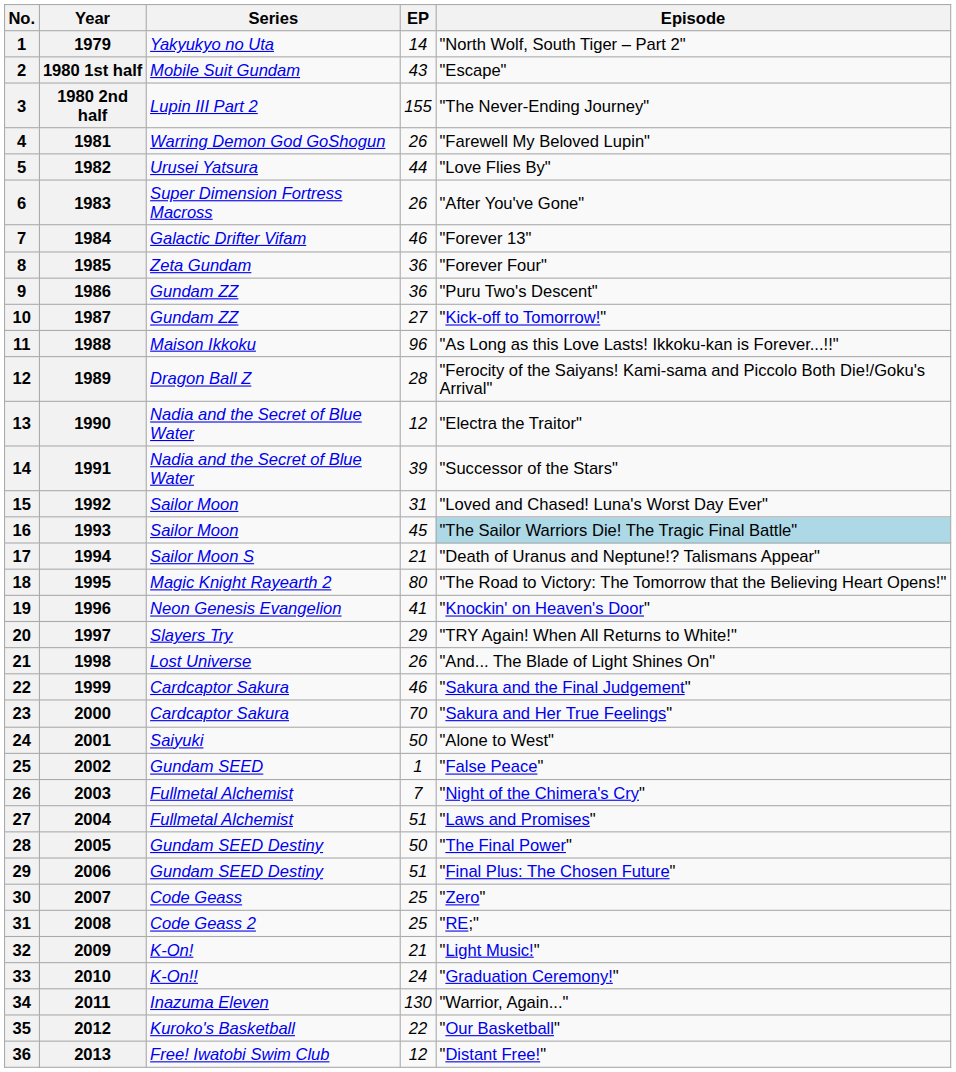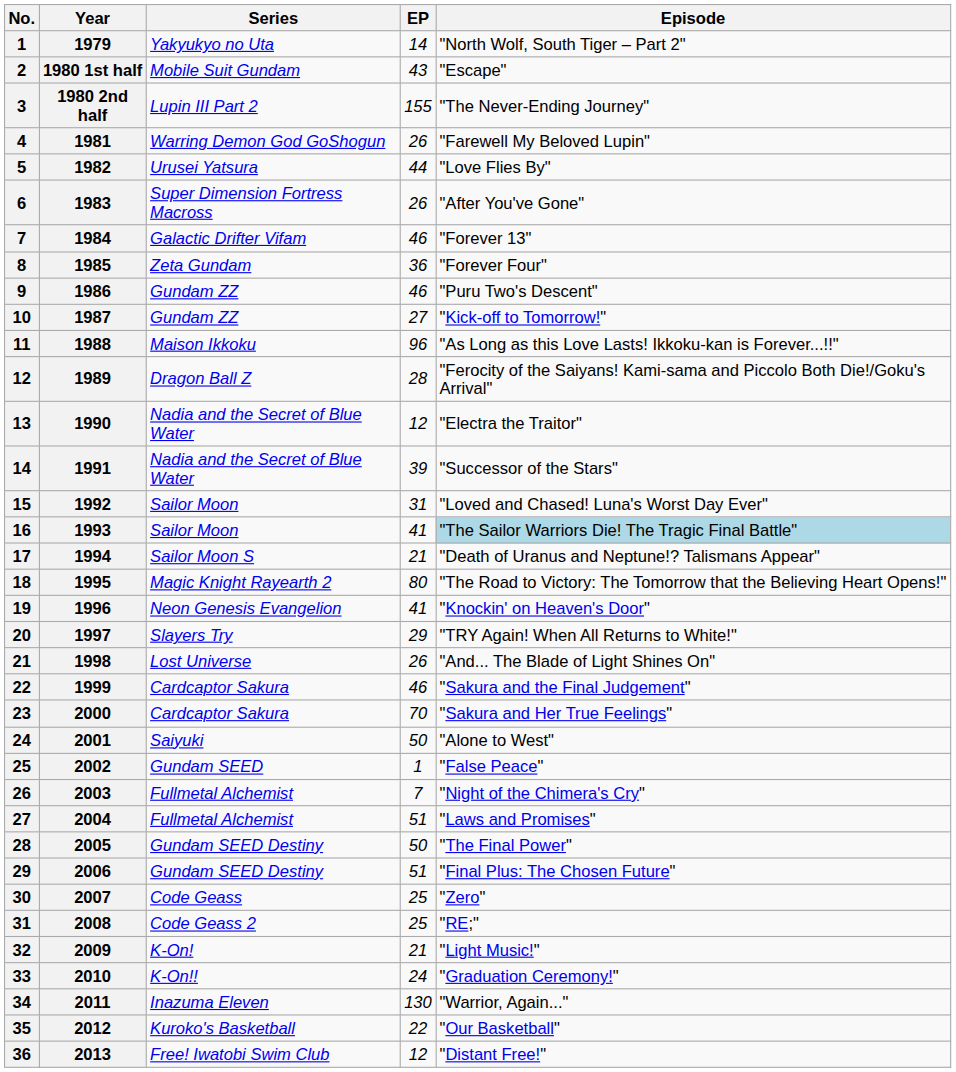(418, 291) 36 -> (418, 291) 46
(418, 530) 45 -> (418, 530) 41
